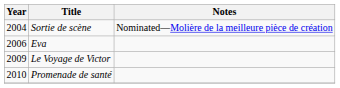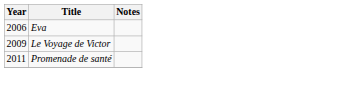- row: (61, 28)
(17, 75) 2010 -> (16, 59) 2011
